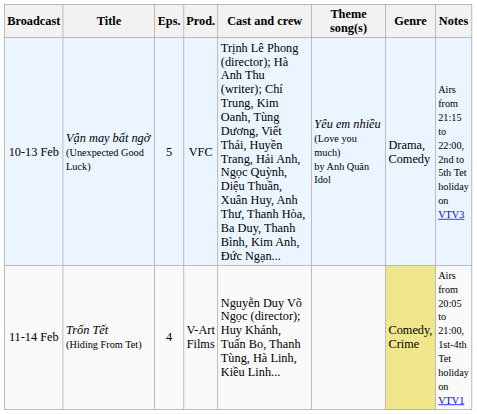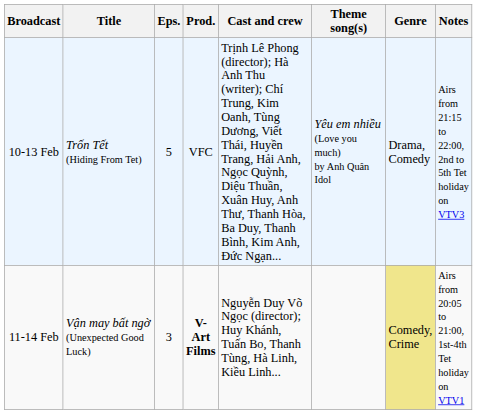(108, 151) Vận may bất ngờ (Unexpected Good Luck) -> (104, 151) Trốn Tết (Hiding From Tet)
(104, 337) Trốn Tết (Hiding From Tet) -> (108, 337) Vận may bất ngờ (Unexpected Good Luck)
(169, 337) 4 -> (169, 337) 3
(201, 337) normal -> (201, 337) bold
